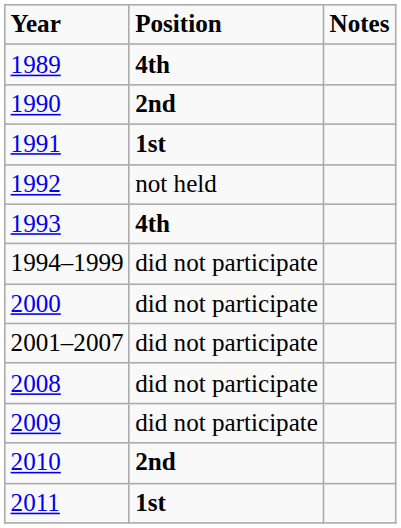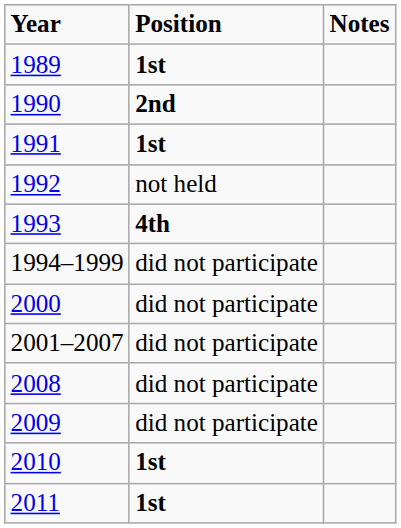(153, 64) 4th -> (151, 64) 1st
(155, 462) 2nd -> (151, 462) 1st
